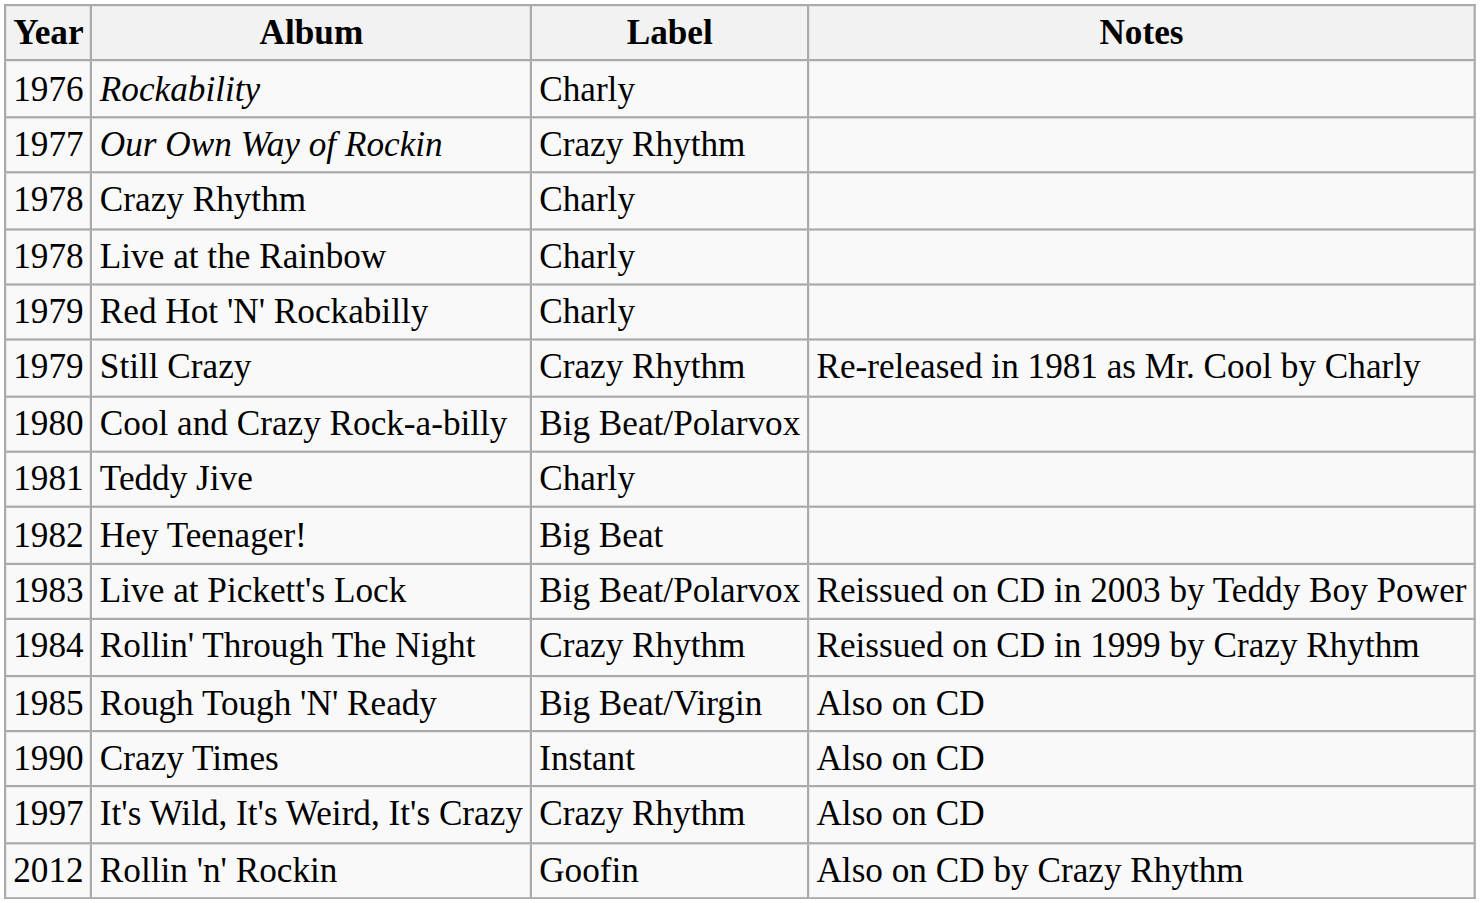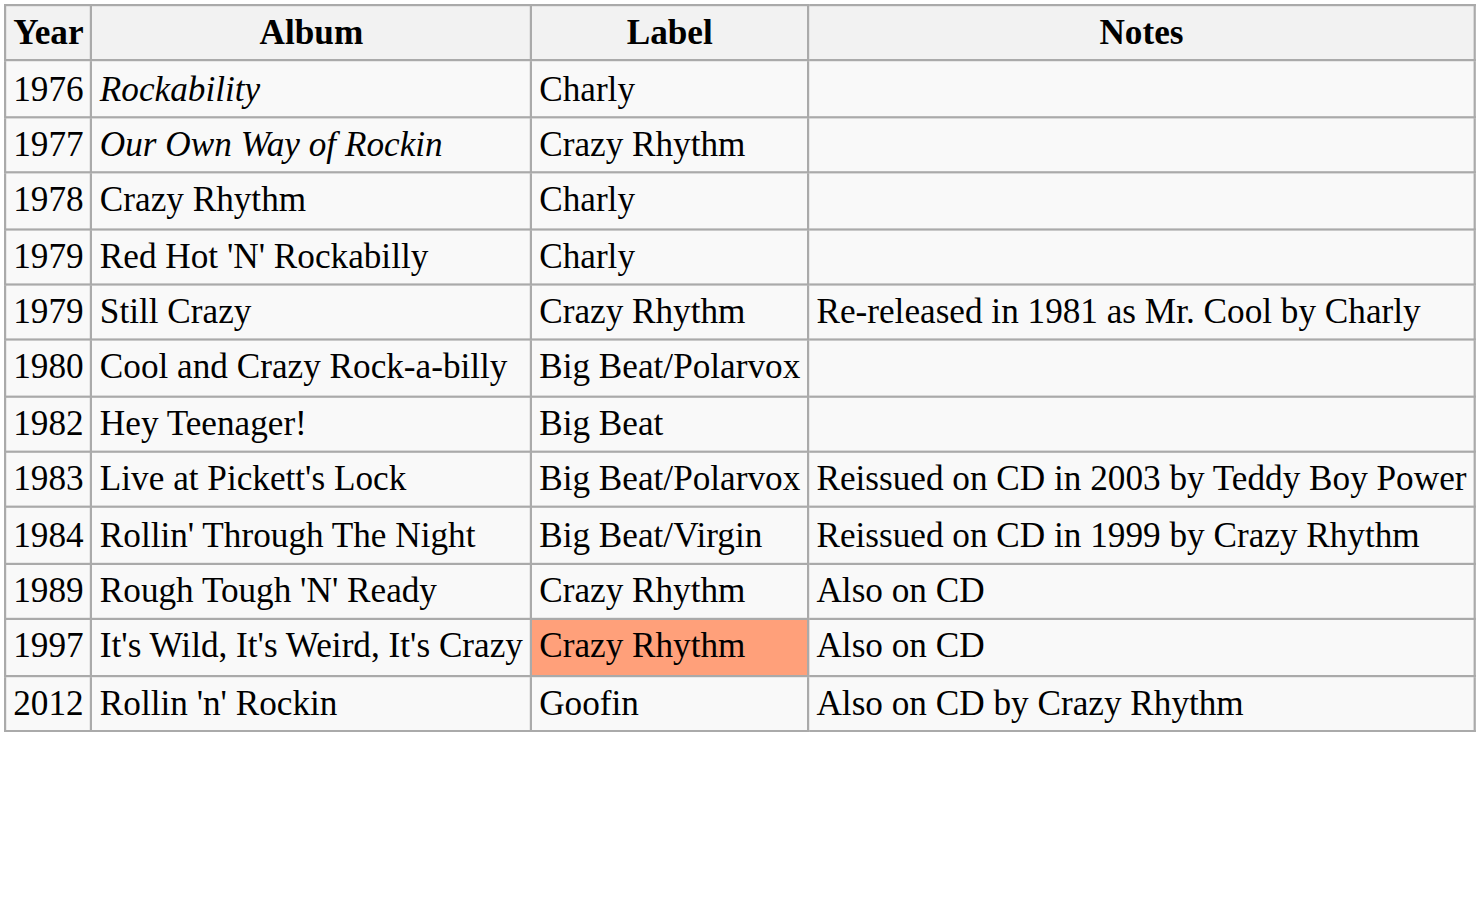- row: (243, 255)
- row: (176, 479)
(642, 646) Crazy Rhythm -> (651, 534) Big Beat/Virgin
(48, 702) 1985 -> (48, 590) 1989
(651, 702) Big Beat/Virgin -> (642, 590) Crazy Rhythm
- row: (189, 758)
(642, 813) no background -> (642, 646) lightsalmon background
